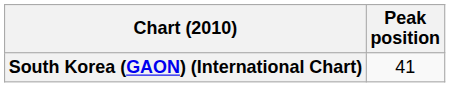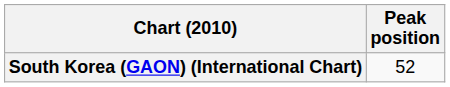(405, 67) 41 -> (405, 67) 52
